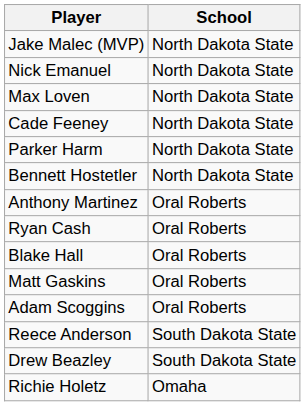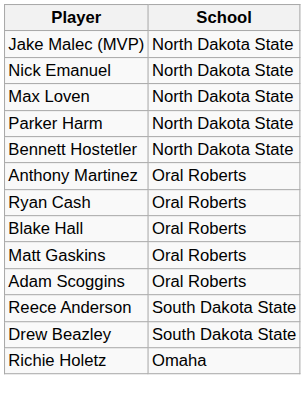- row: (58, 123)
